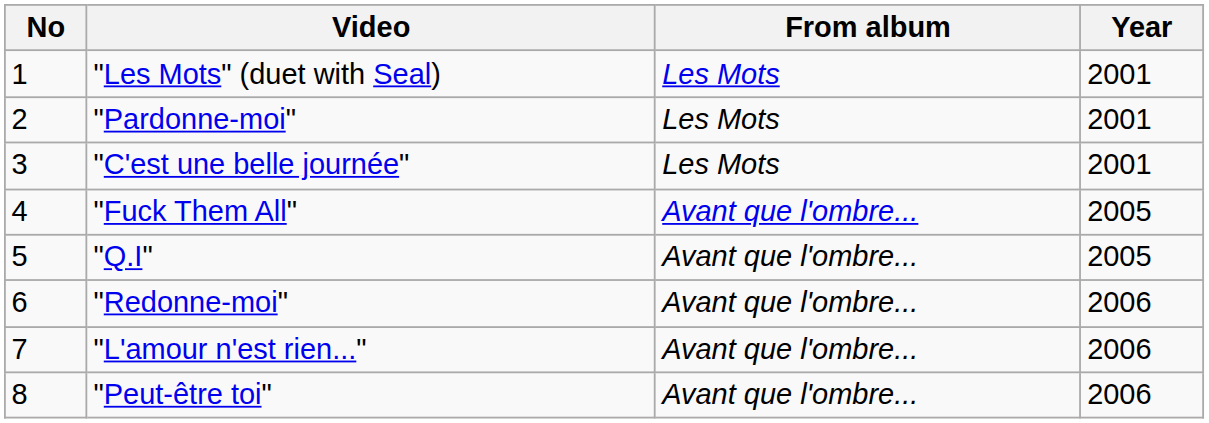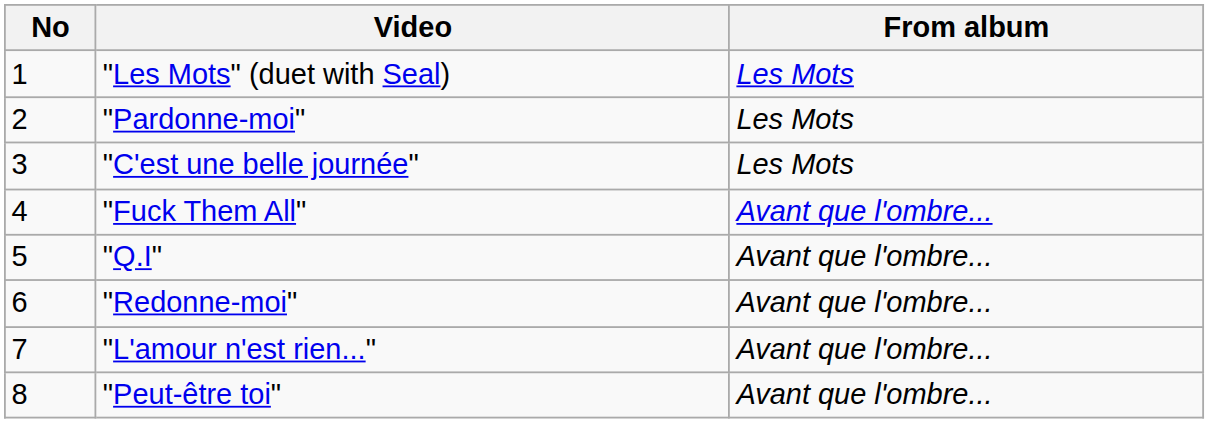- column: (1142, 27)
